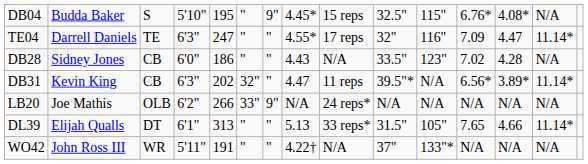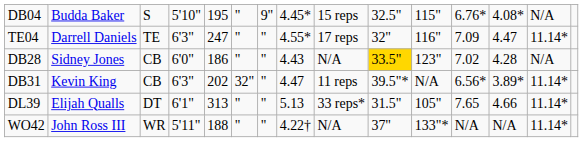(392, 59) no background -> (386, 59) gold background
- row: (24, 103)
(223, 147) 191 -> (218, 125) 188
(548, 147) N/A -> (549, 125) 11.14*
